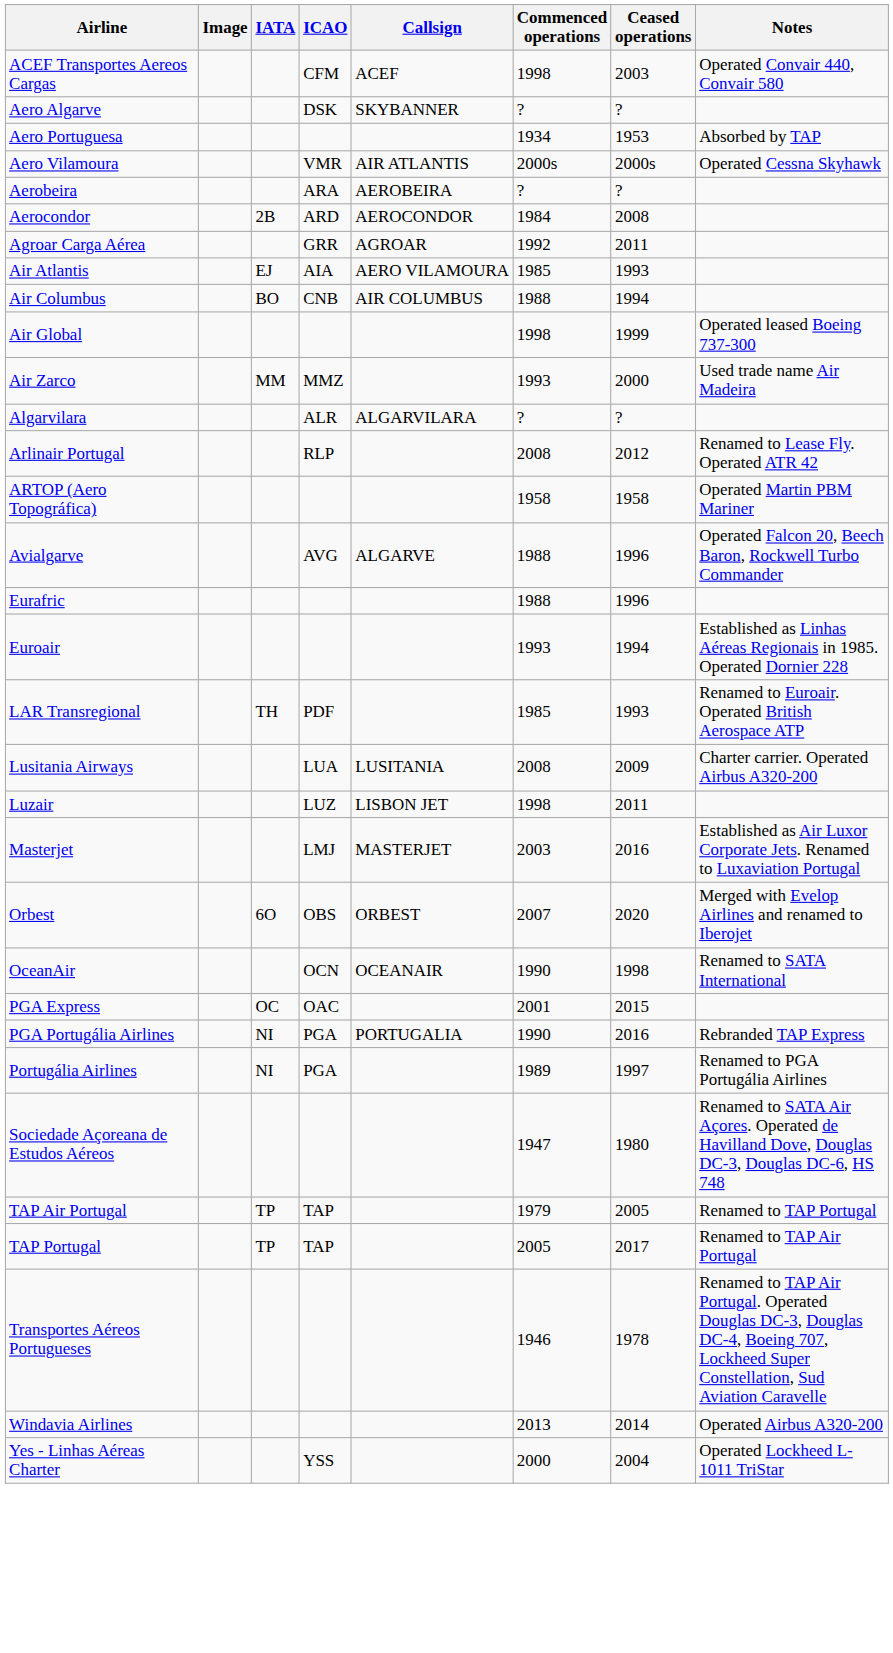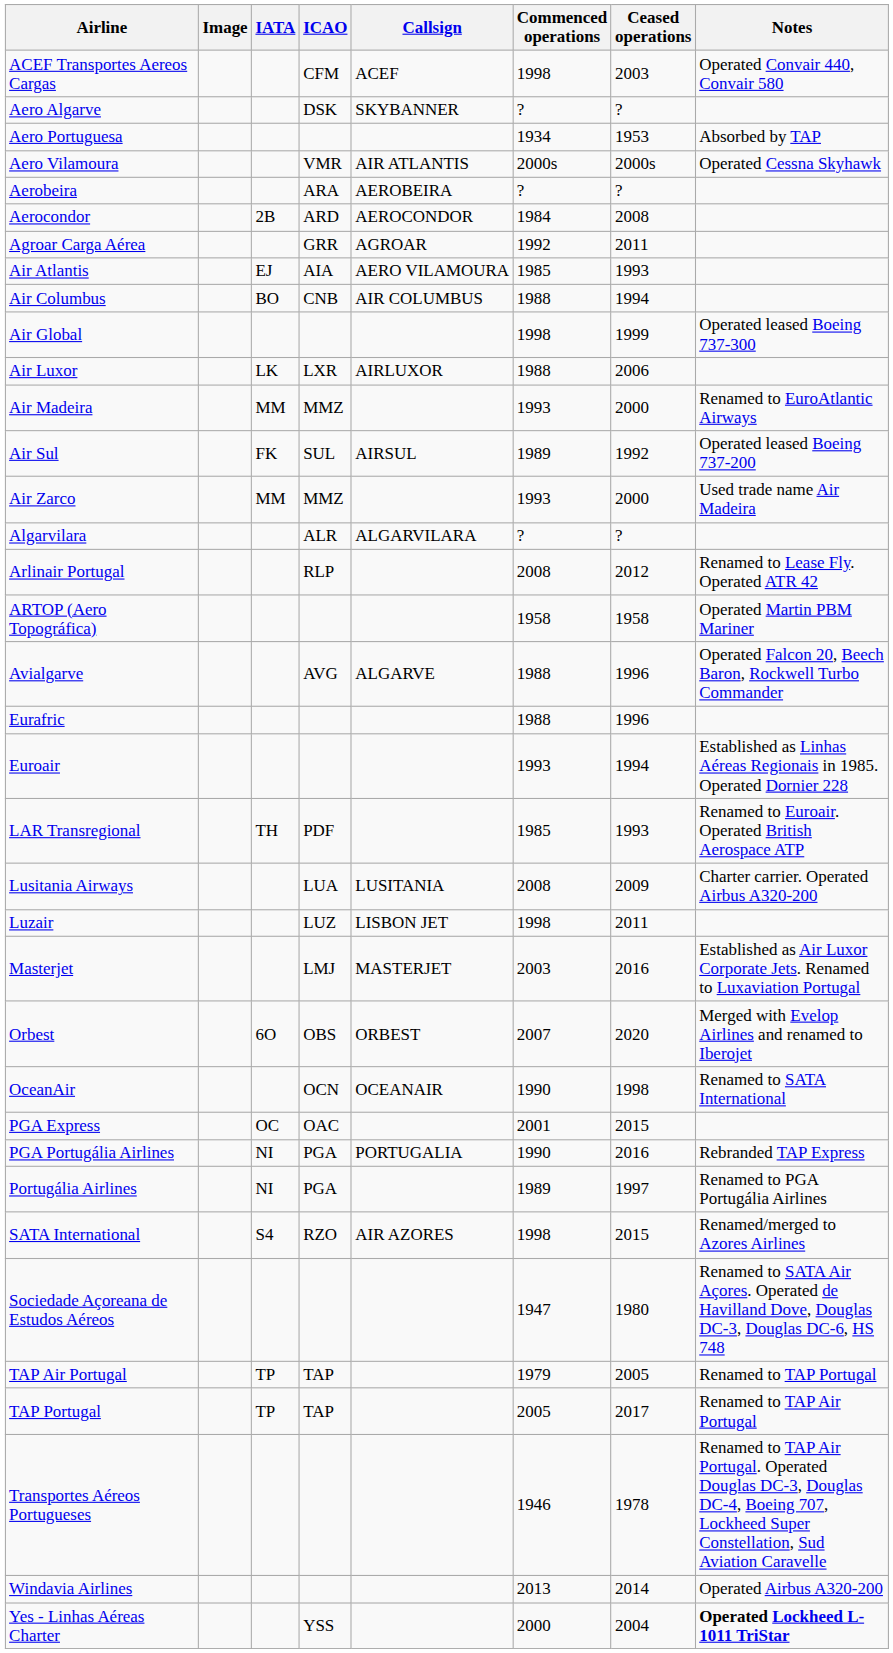+ row: (43, 371)
+ row: (51, 407)
+ row: (34, 453)
+ row: (75, 1235)
(776, 1460) normal -> (782, 1625) bold
